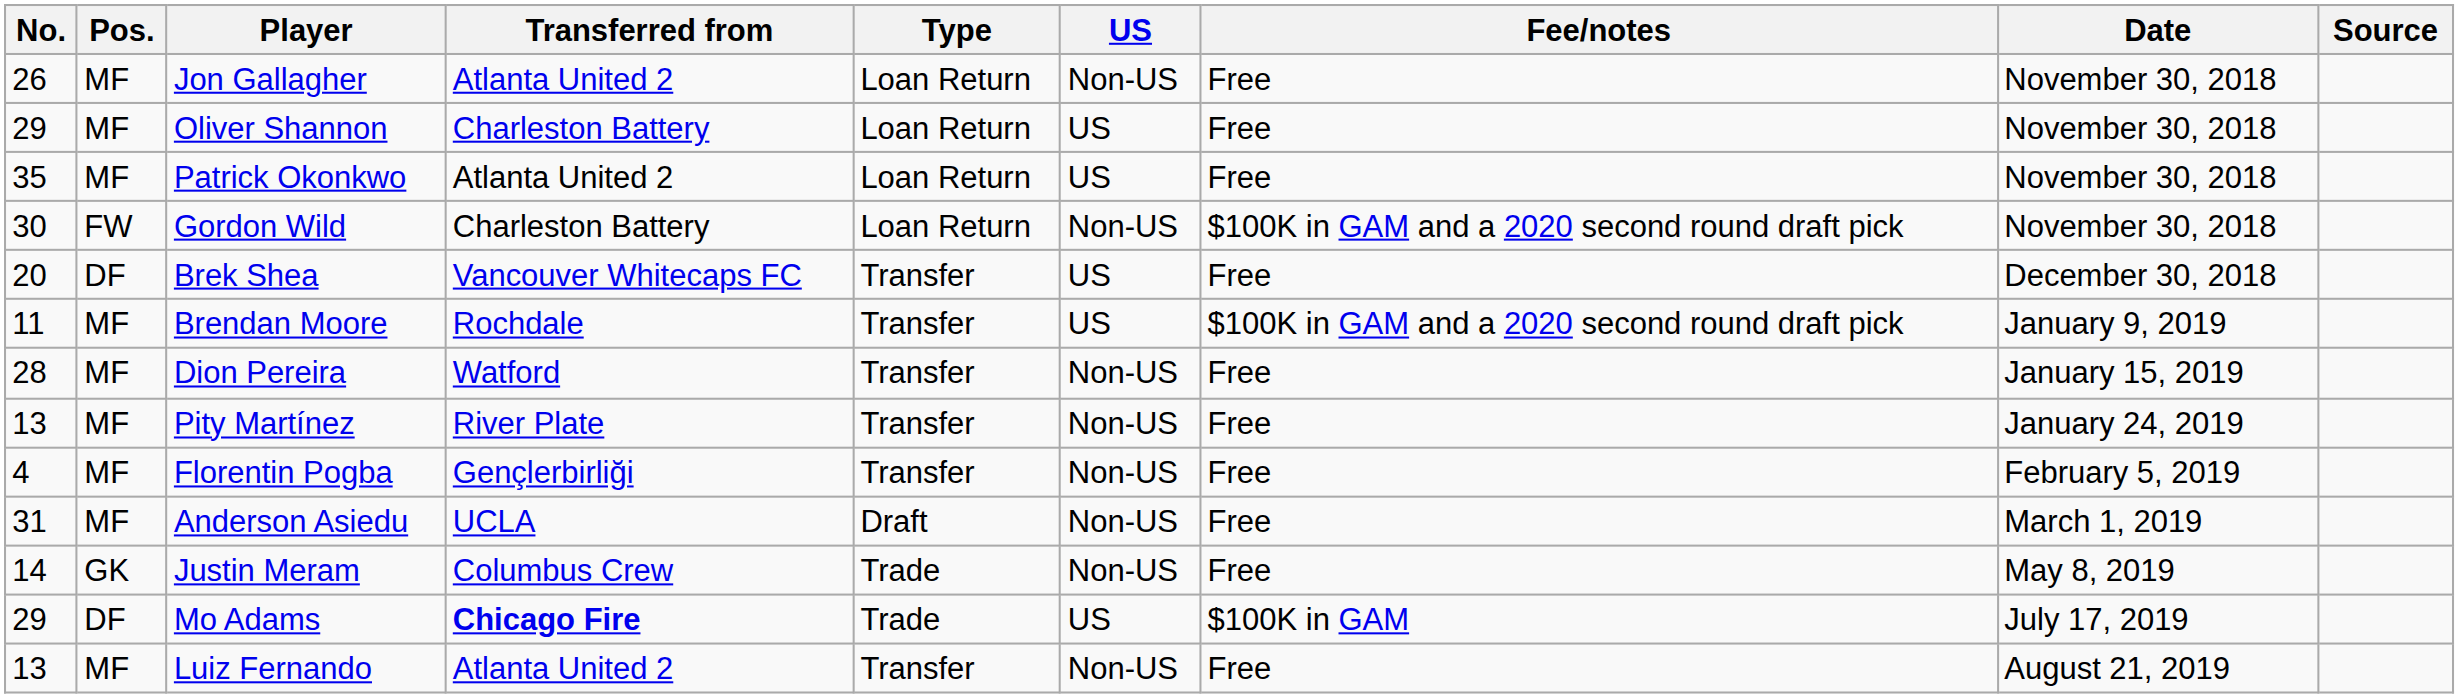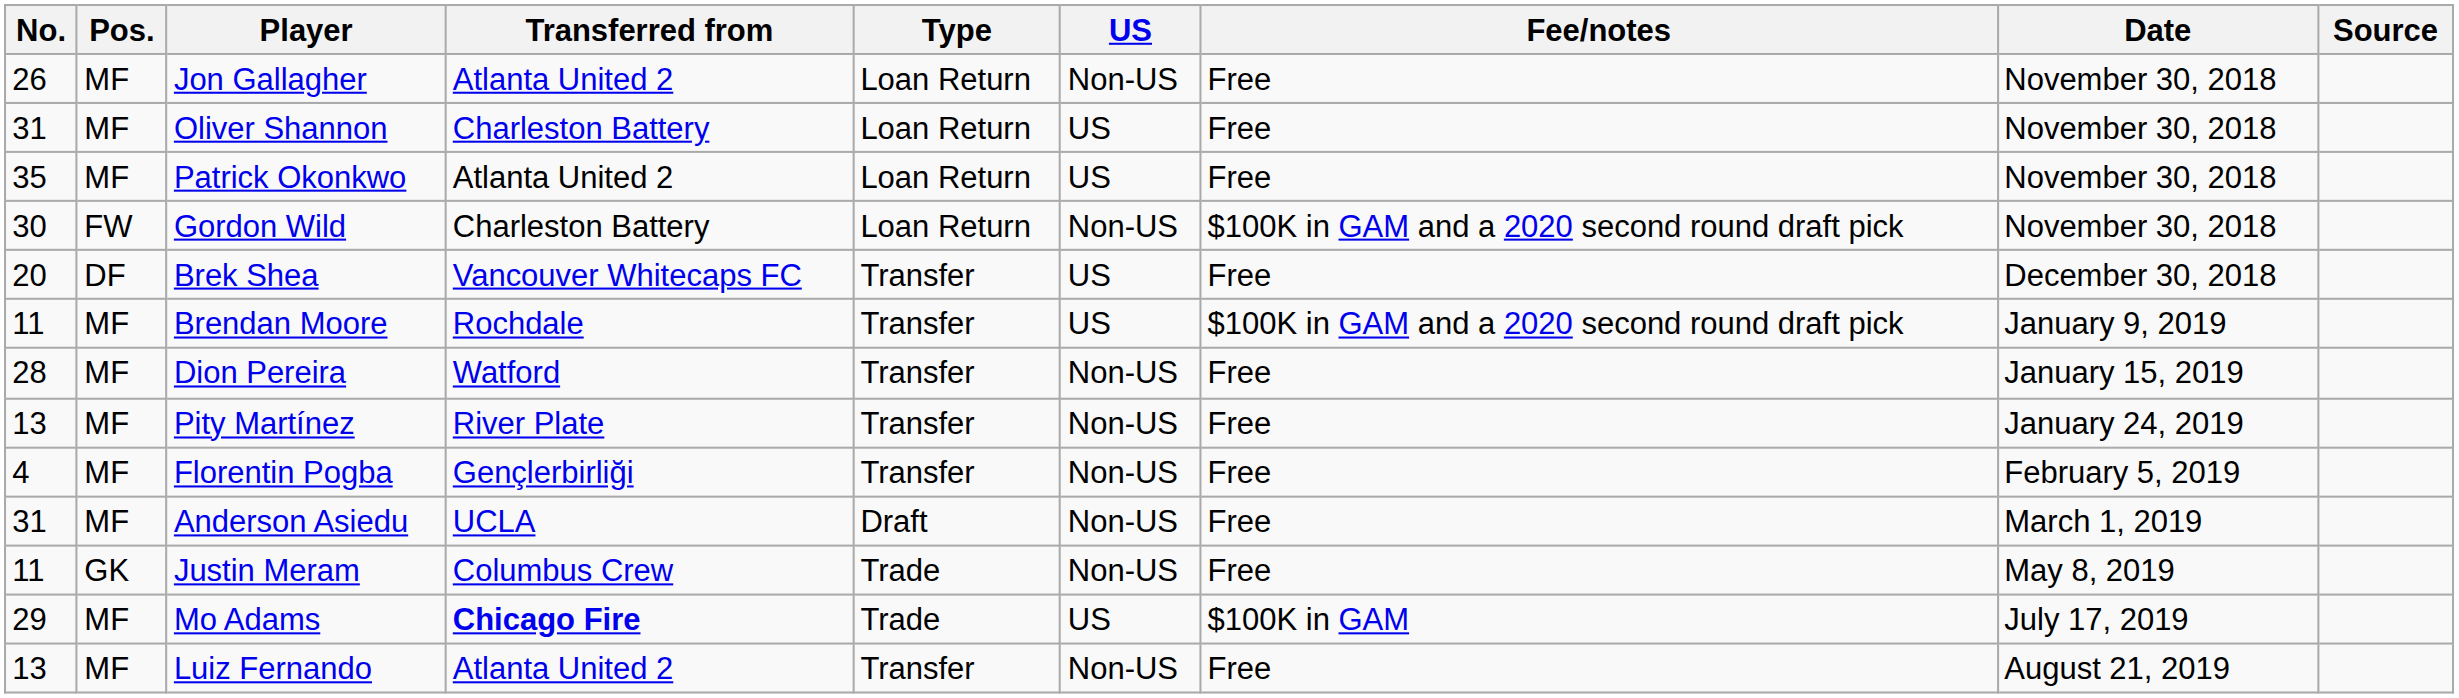(29, 128) 29 -> (29, 128) 31
(29, 570) 14 -> (28, 570) 11
(105, 619) DF -> (107, 619) MF
